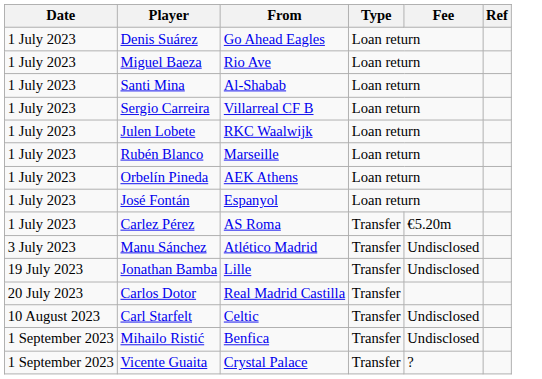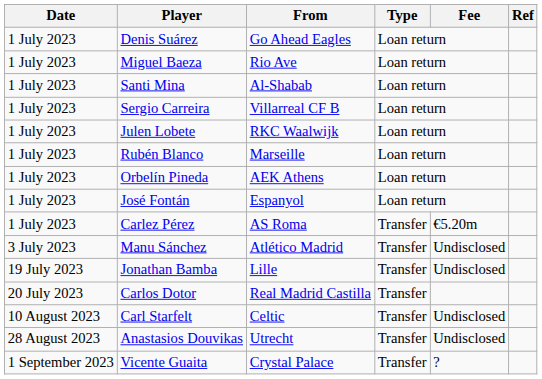+ row: (182, 339)
- row: (162, 339)
